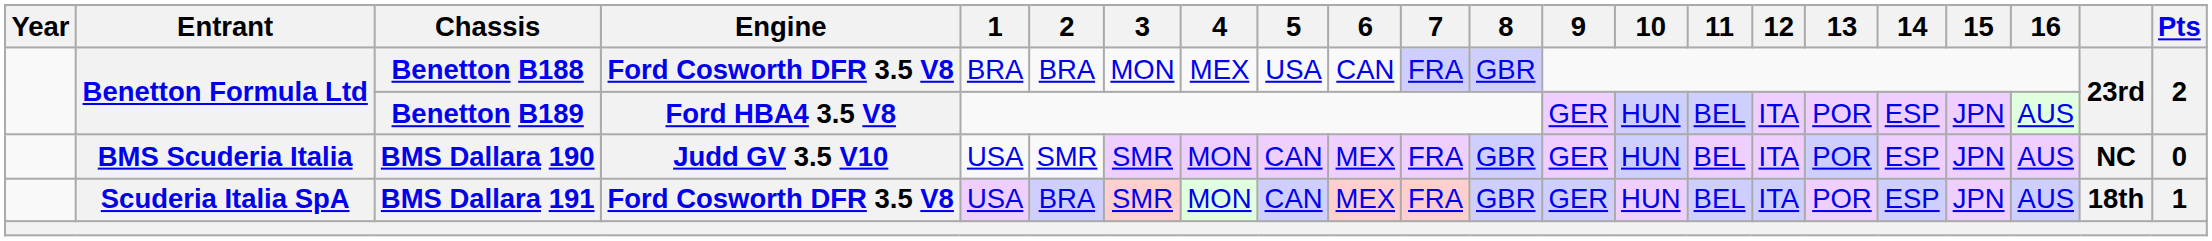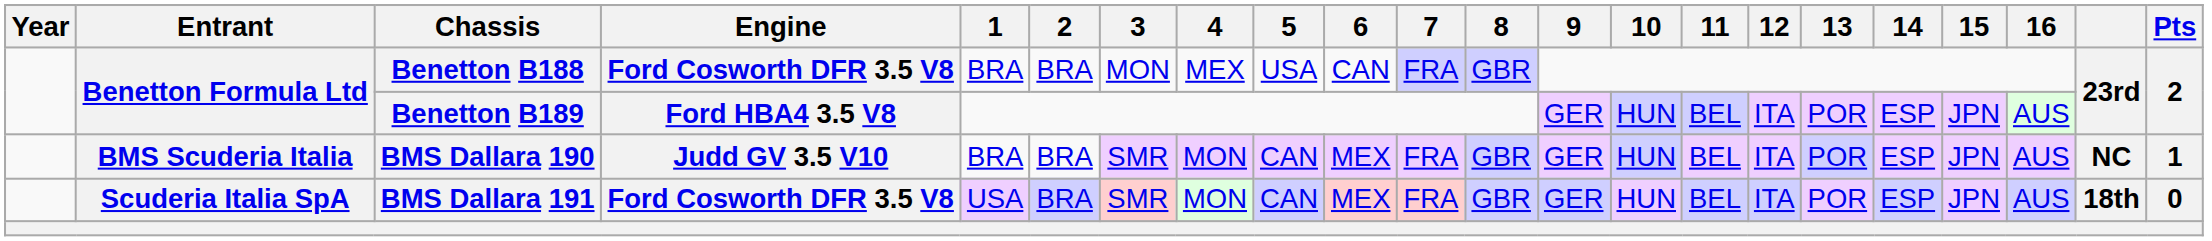(995, 156) USA -> (995, 156) BRA
(1067, 156) SMR -> (1065, 156) BRA
(2179, 156) 0 -> (2175, 156) 1
(2179, 199) 1 -> (2175, 199) 0
